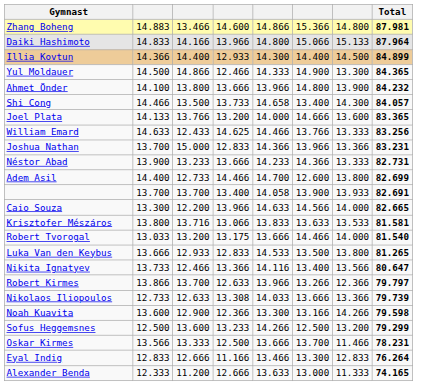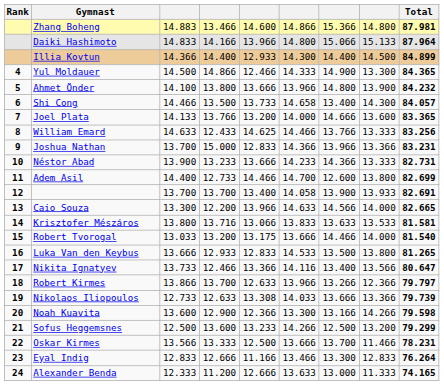+ column: (18, 12)
